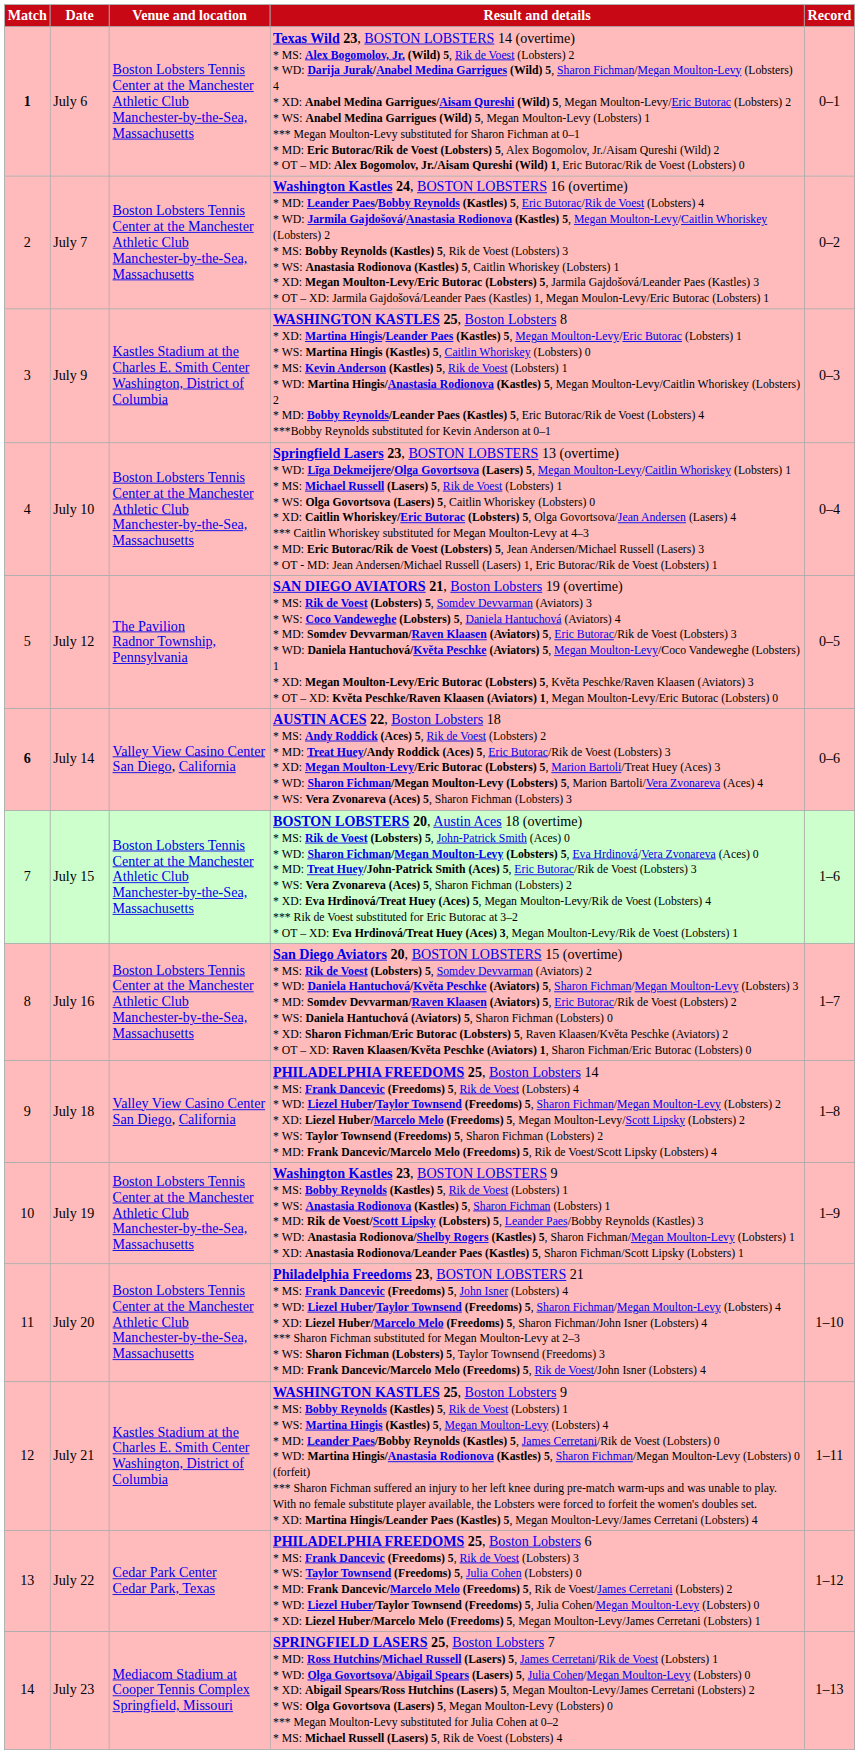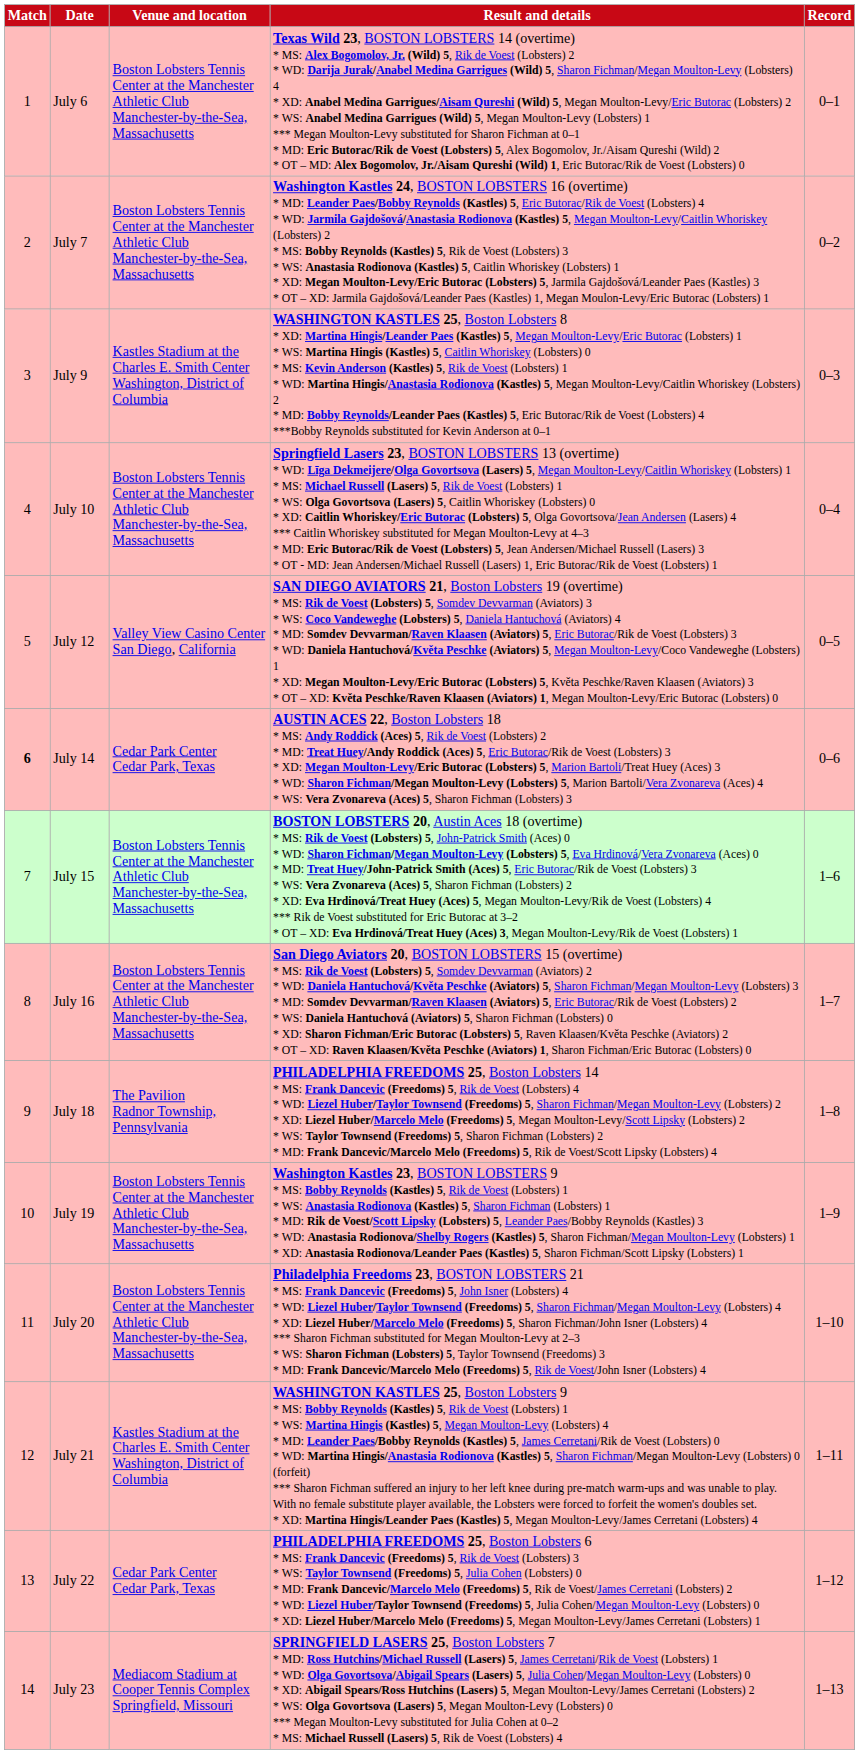(27, 101) bold -> (27, 101) normal
(164, 642) The Pavilion Radnor Township, Pennsylvania -> (189, 642) Valley View Casino Center San Diego, California
(189, 759) Valley View Casino Center San Diego, California -> (165, 759) Cedar Park Center Cedar Park, Texas
(189, 1111) Valley View Casino Center San Diego, California -> (164, 1111) The Pavilion Radnor Township, Pennsylvania
